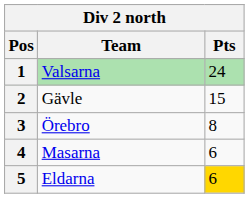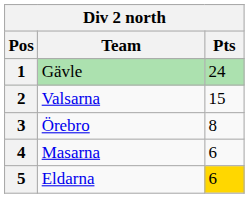(71, 71) Valsarna -> (62, 71) Gävle
(62, 98) Gävle -> (71, 98) Valsarna
